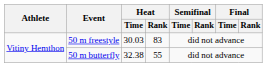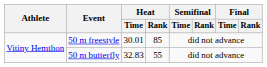(134, 40) 30.03 -> (134, 40) 30.01
(158, 40) 83 -> (158, 40) 85
(134, 55) 32.38 -> (134, 55) 32.83
